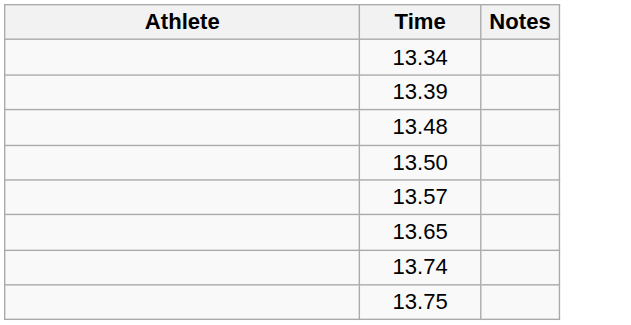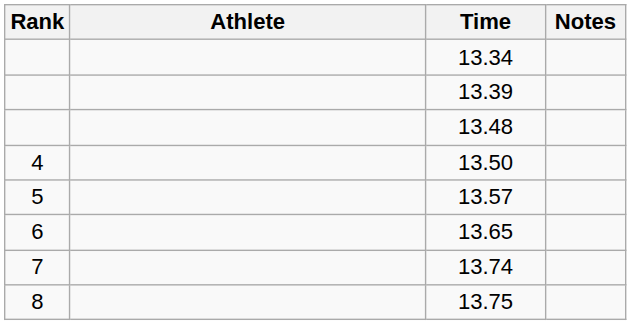+ column: (37, 22)
